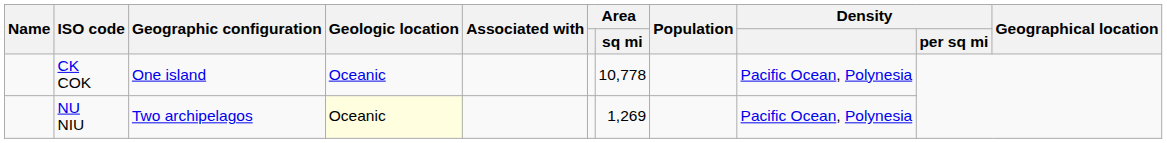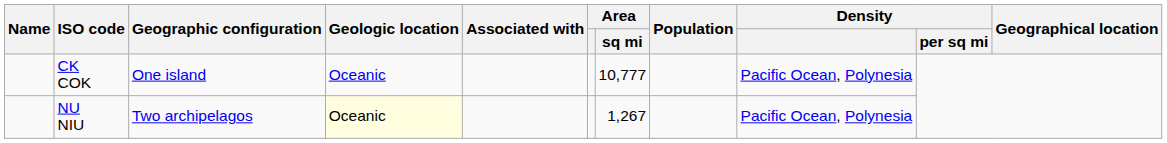(622, 74) 10,778 -> (622, 74) 10,777
(627, 116) 1,269 -> (627, 116) 1,267
